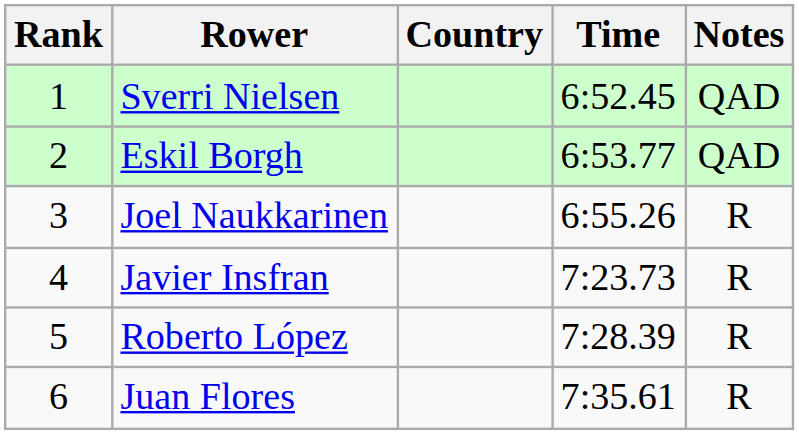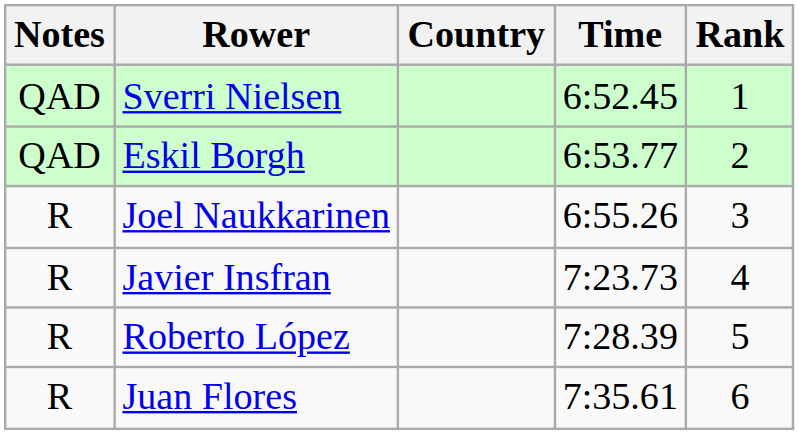columns swapped: (58, 34) <-> (739, 34)
